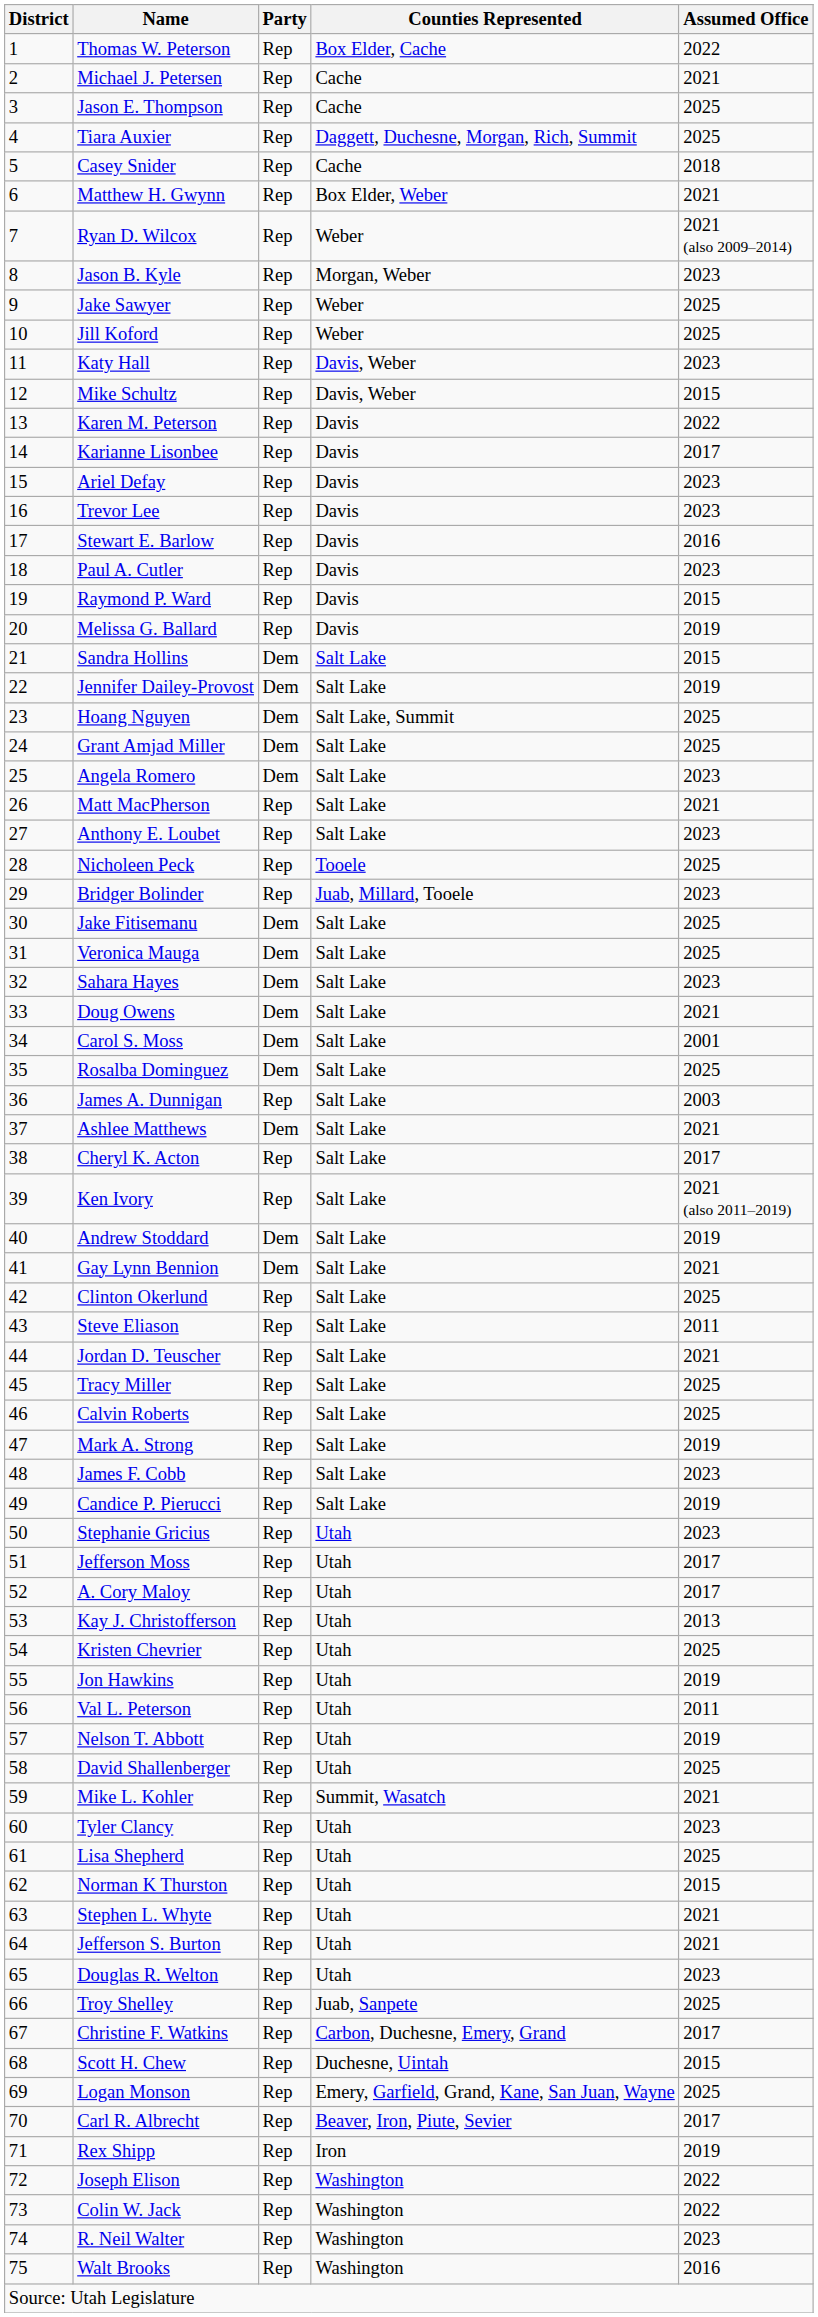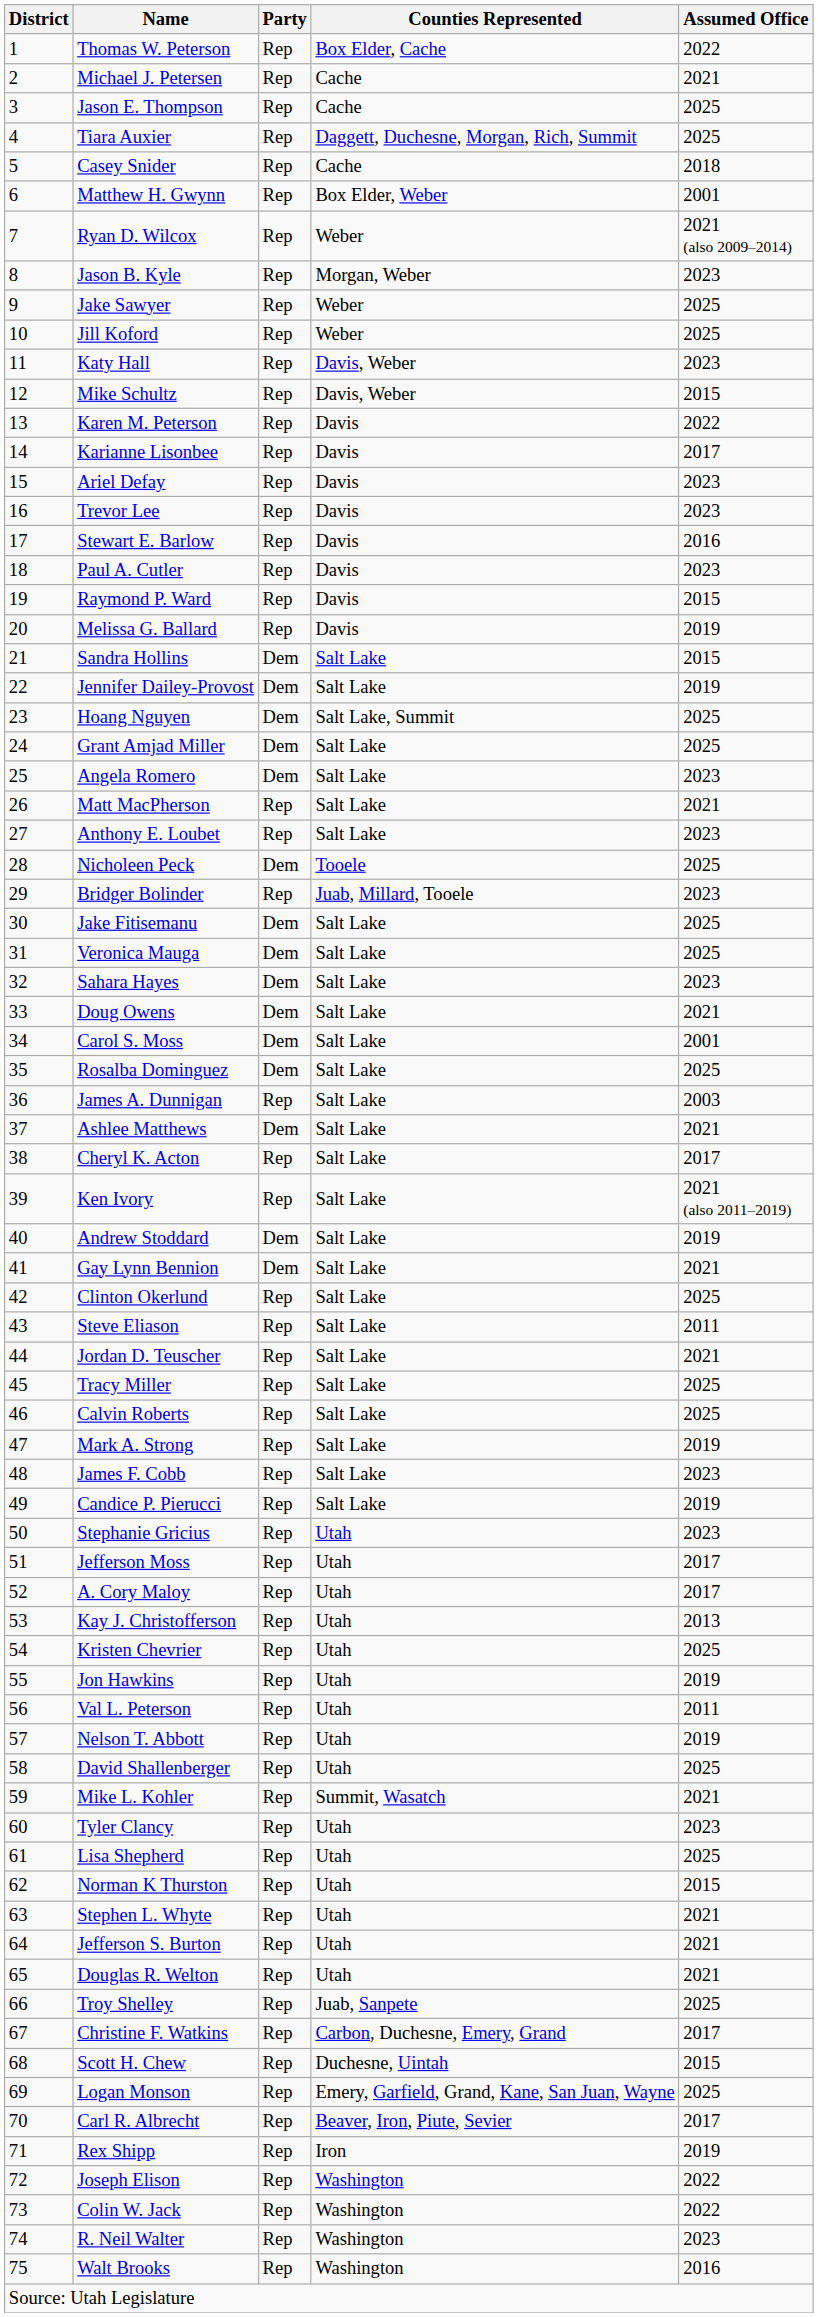(702, 195) 2021 -> (702, 195) 2001
(277, 864) Rep -> (281, 864) Dem
(702, 1974) 2023 -> (702, 1974) 2021
